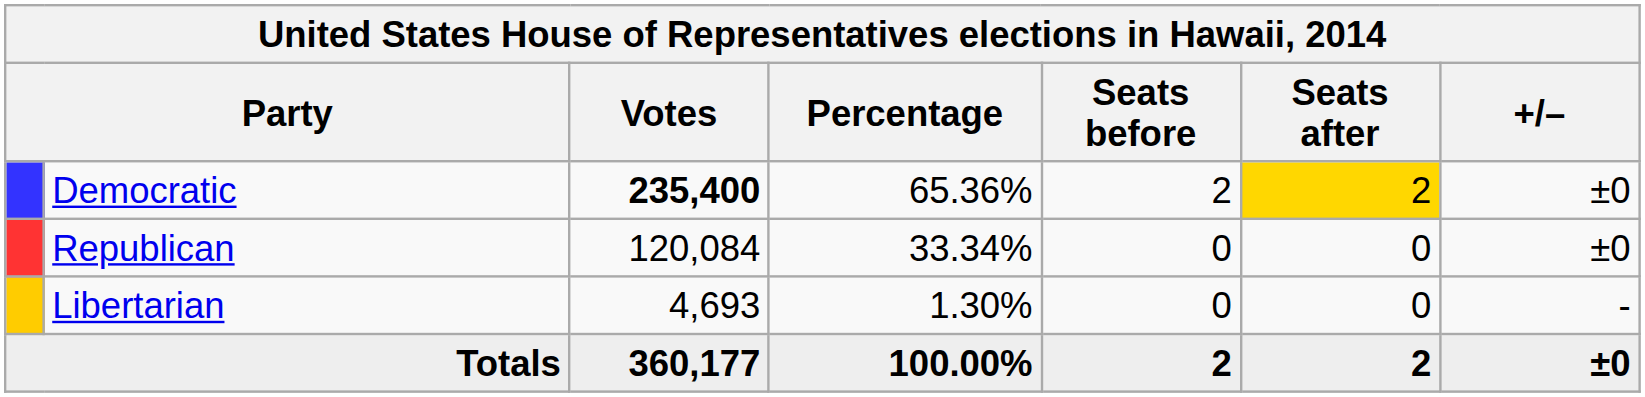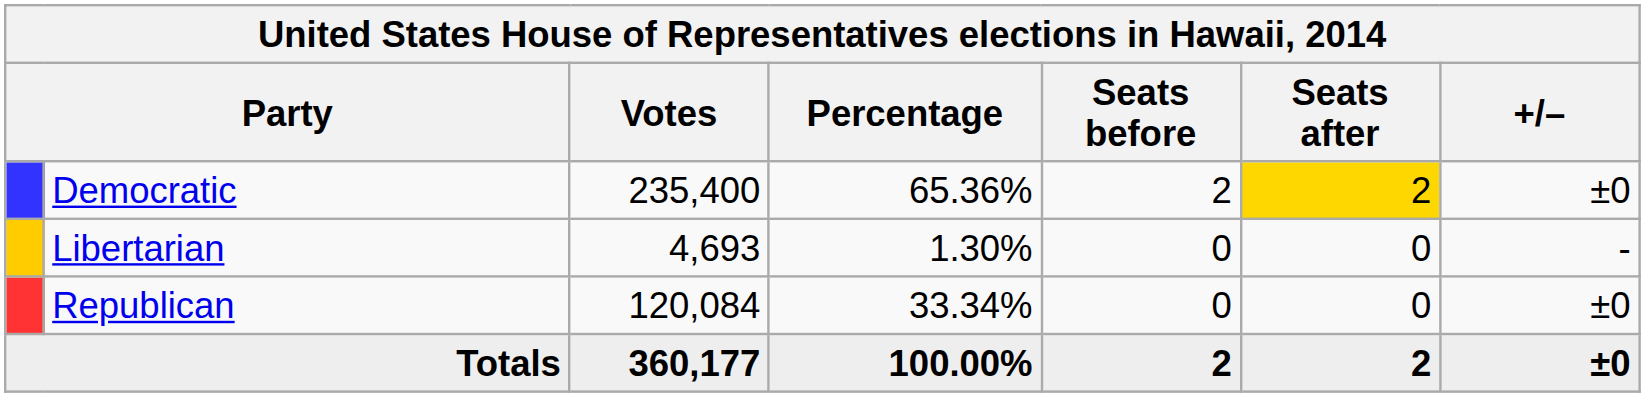(694, 191) bold -> (694, 191) normal
rows swapped: (143, 248) <-> (138, 306)
